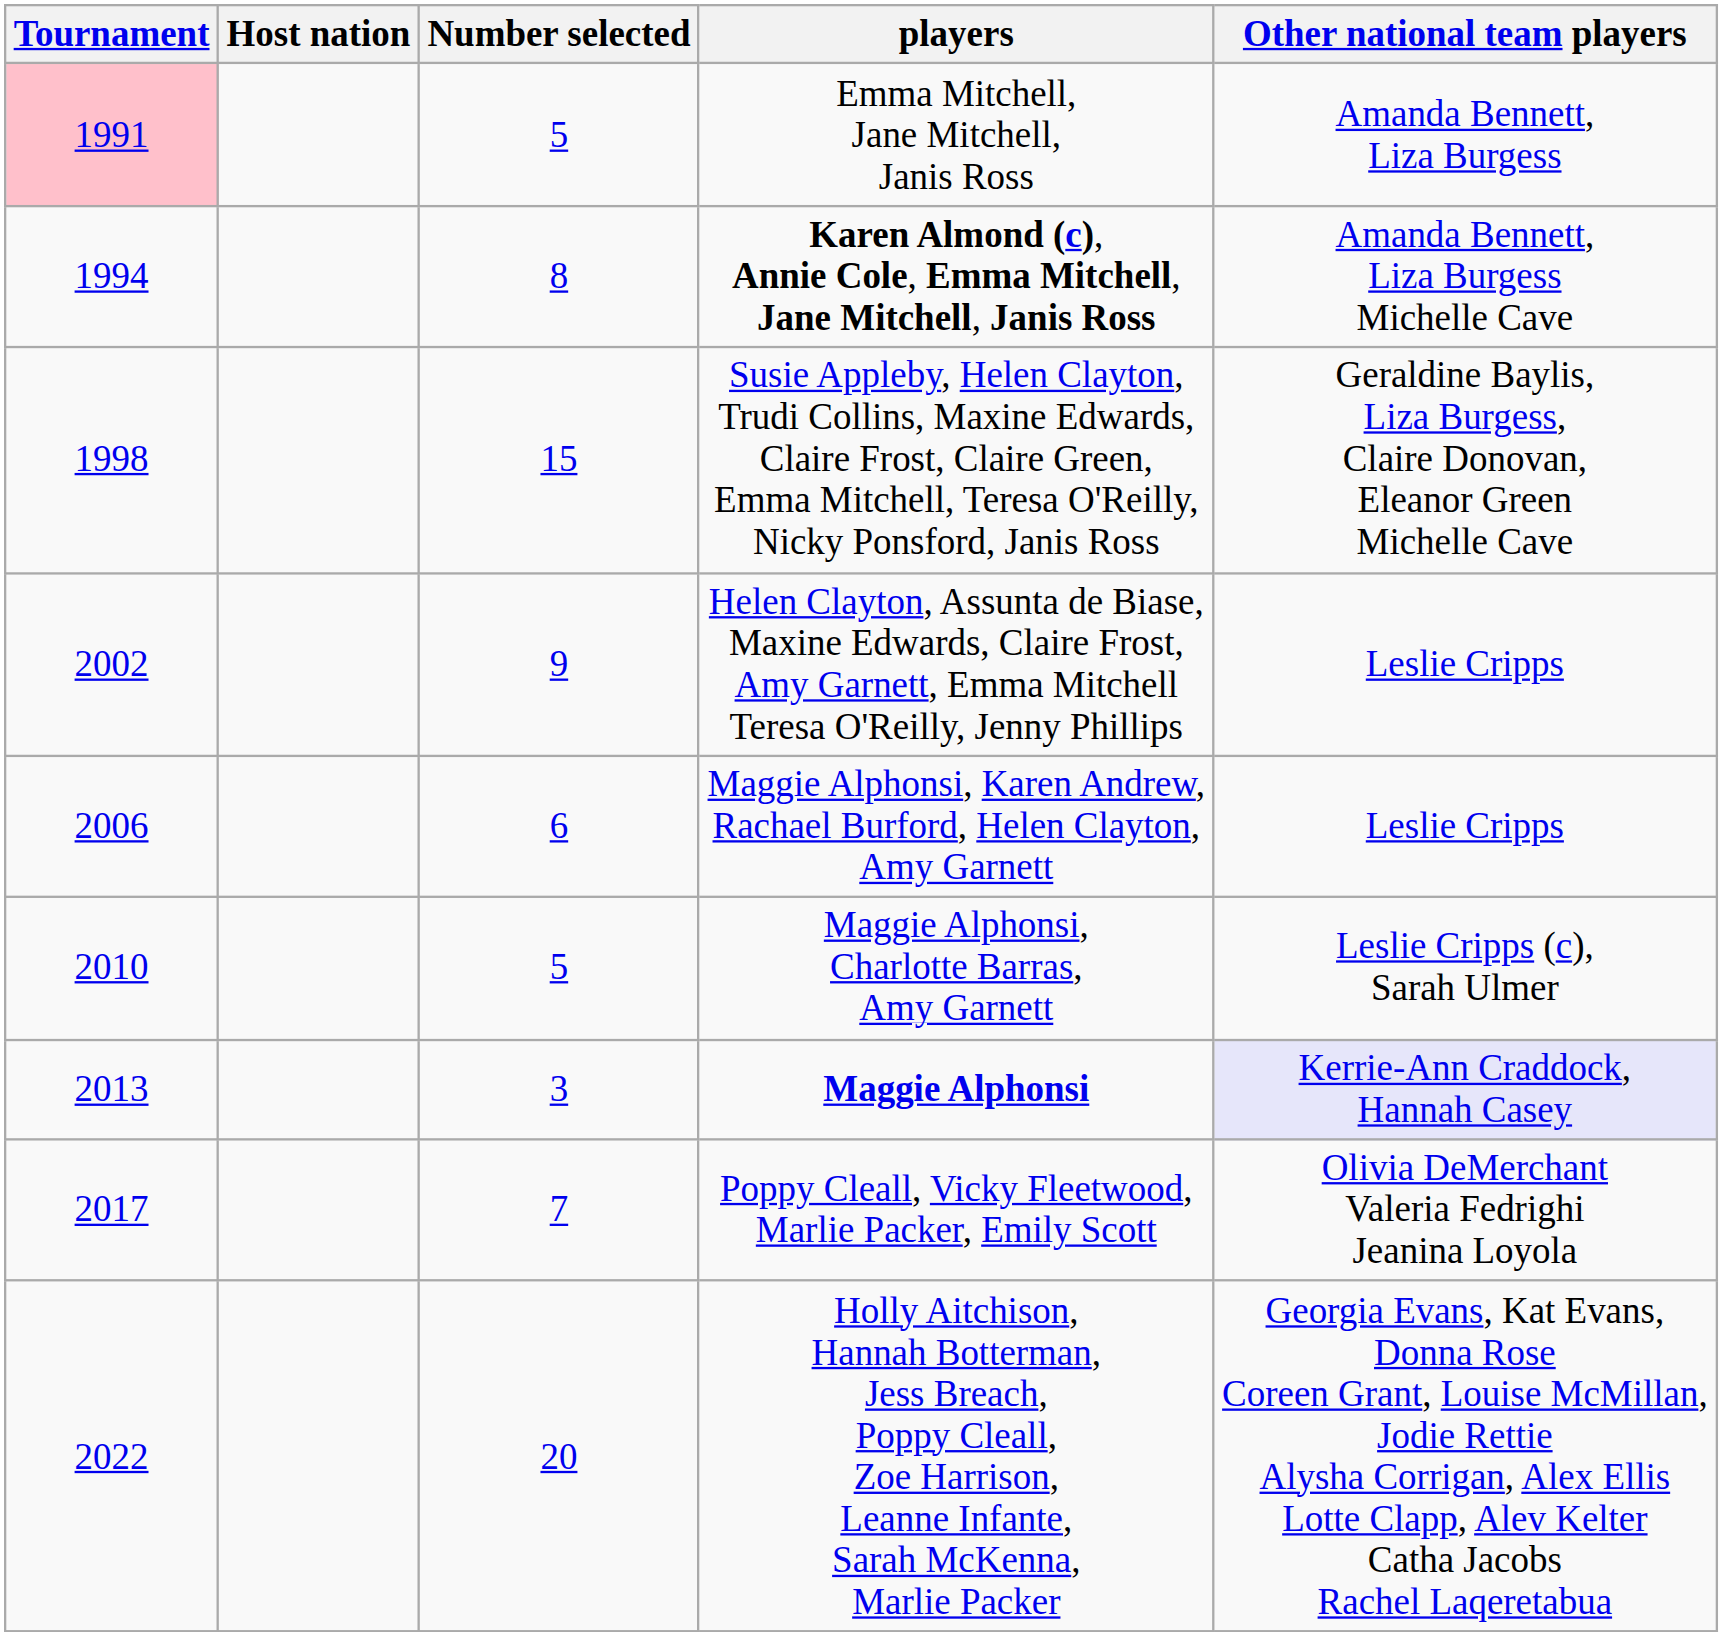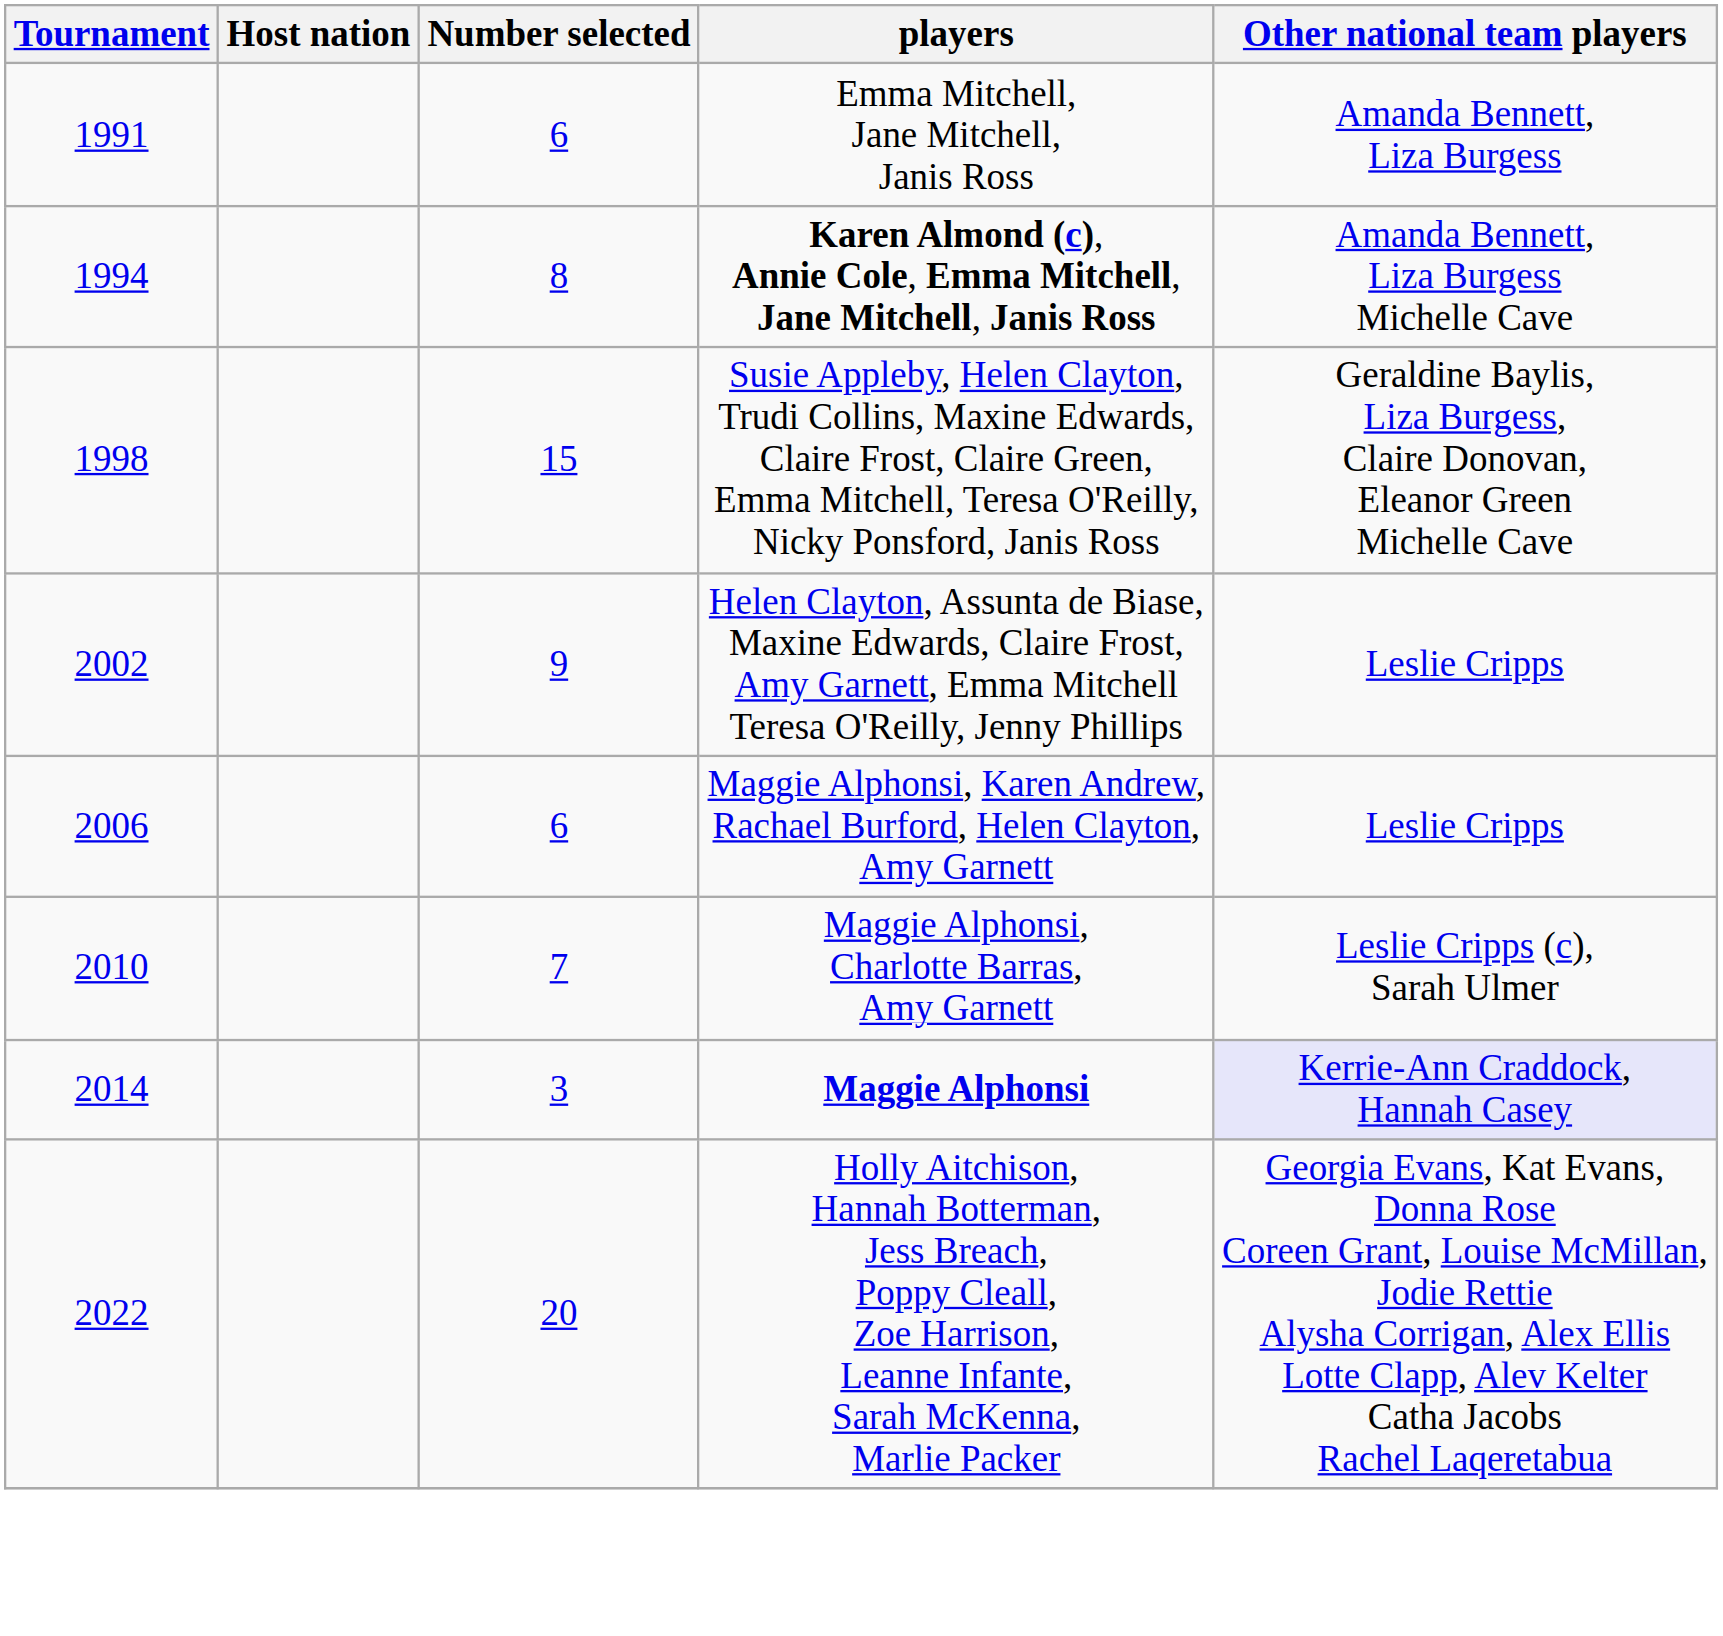(112, 134) pink background -> (112, 134) no background
(559, 134) 5 -> (559, 134) 6
(559, 967) 5 -> (559, 967) 7
(112, 1088) 2013 -> (112, 1088) 2014
- row: (956, 1209)
